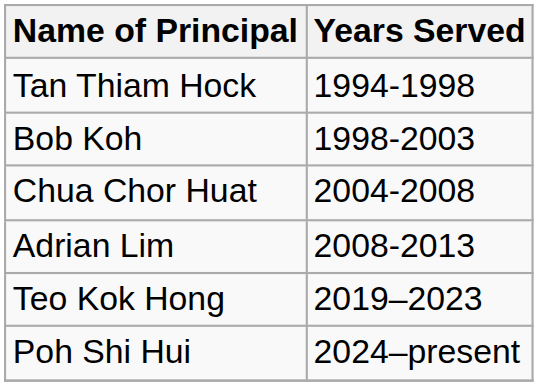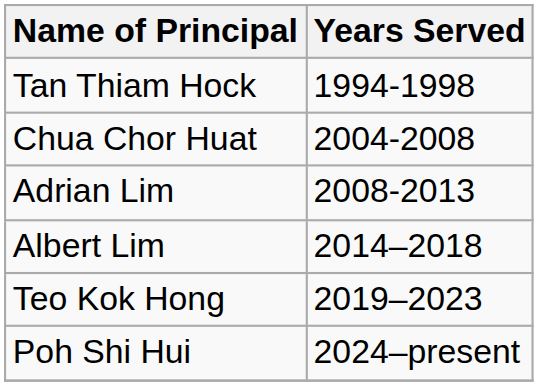- row: (78, 138)
+ row: (89, 245)
